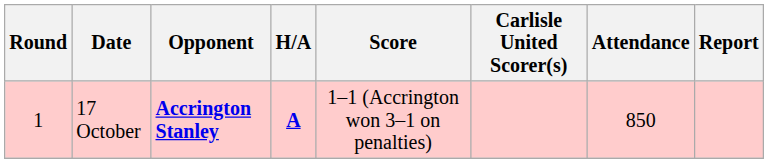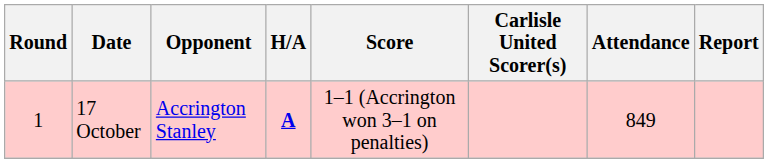(203, 119) bold -> (201, 119) normal
(641, 119) 850 -> (641, 119) 849
